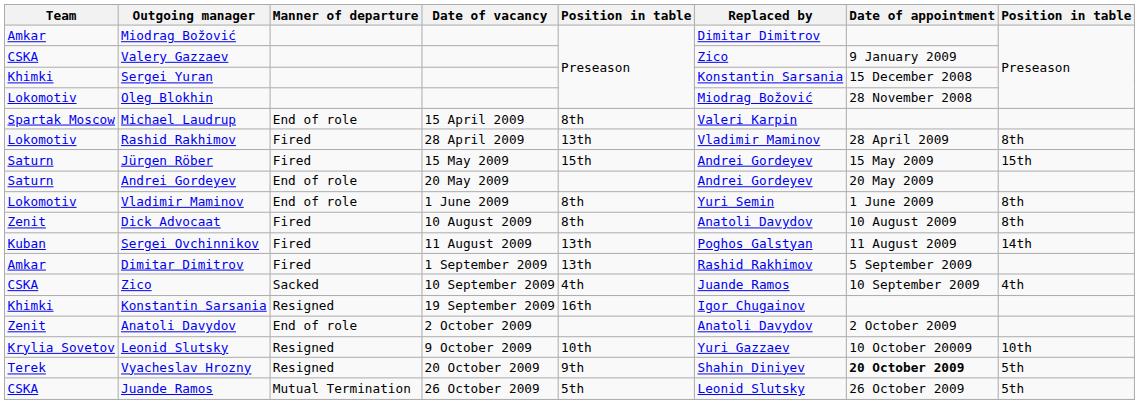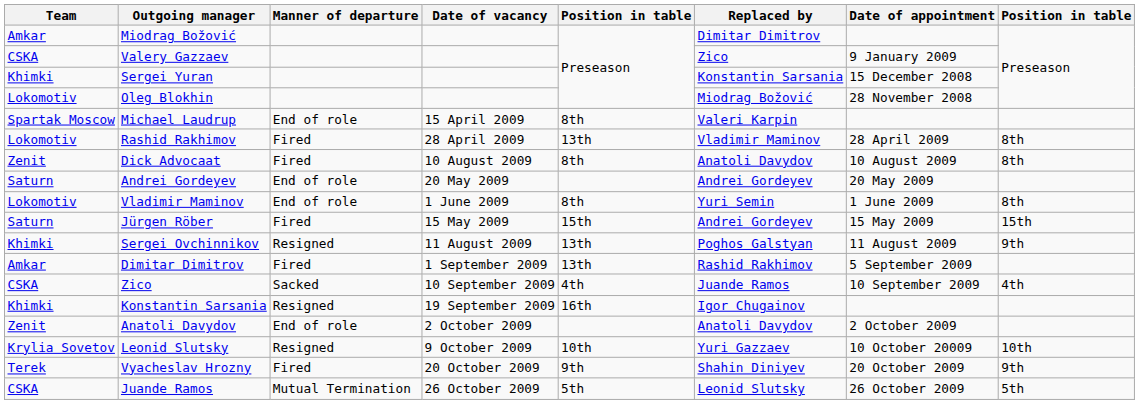rows swapped: (167, 160) <-> (171, 223)
(27, 243) Kuban -> (31, 243) Khimki
(292, 243) Fired -> (303, 243) Resigned
(1016, 243) 14th -> (1013, 243) 9th
(303, 368) Resigned -> (292, 368) Fired
(907, 368) bold -> (907, 368) normal
(1013, 368) 5th -> (1013, 368) 9th
